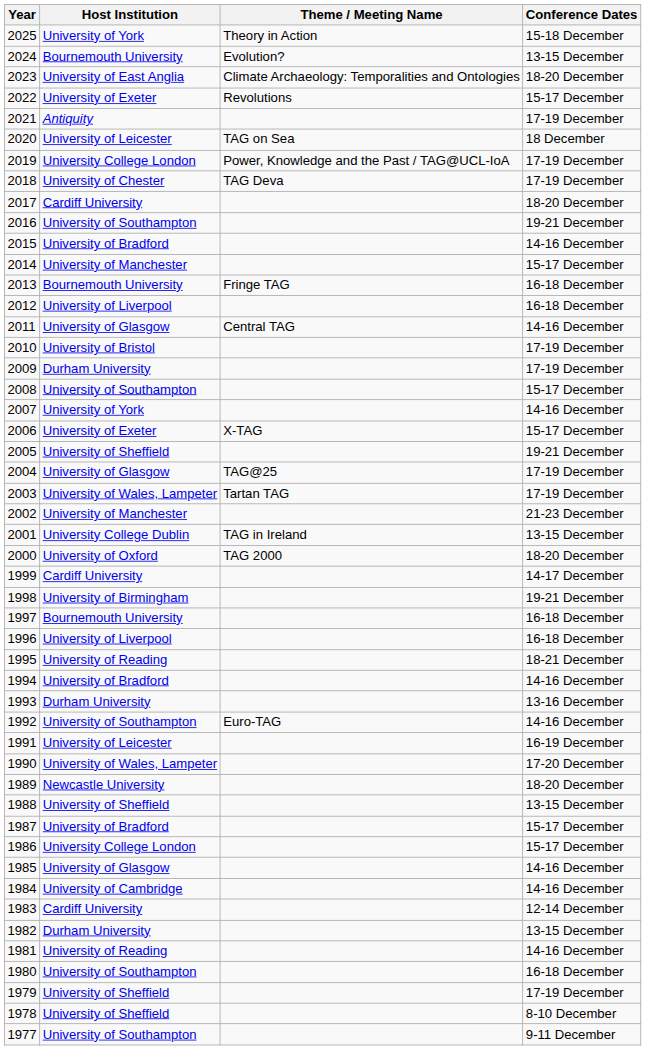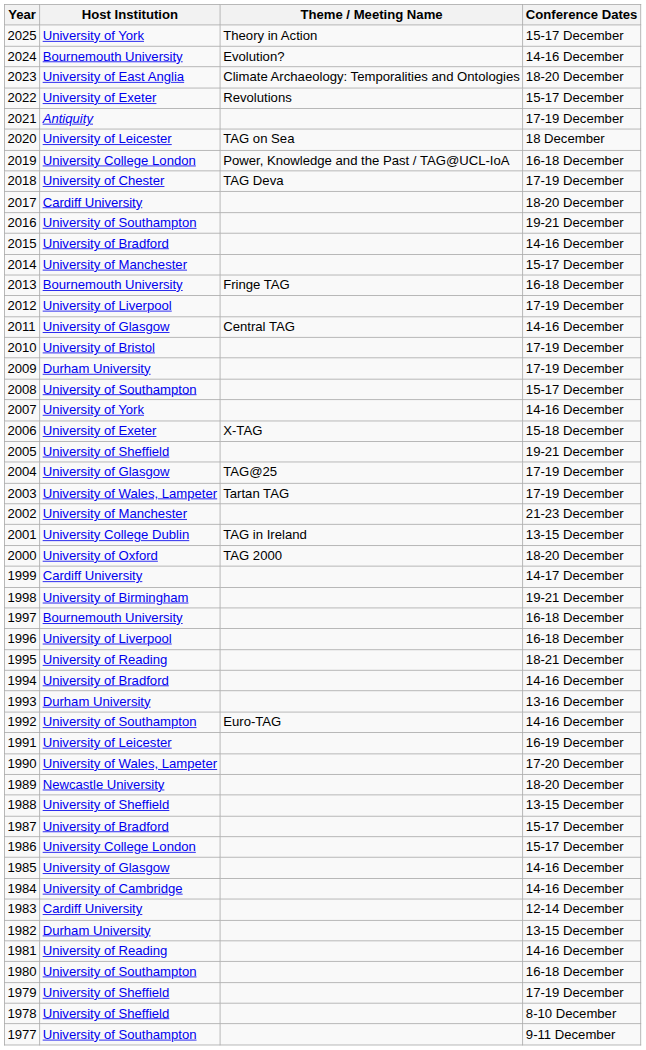(575, 35) 15-18 December -> (575, 35) 15-17 December
(575, 56) 13-15 December -> (575, 56) 14-16 December
(575, 160) 17-19 December -> (575, 160) 16-18 December
(575, 306) 16-18 December -> (575, 306) 17-19 December
(575, 431) 15-17 December -> (575, 431) 15-18 December
